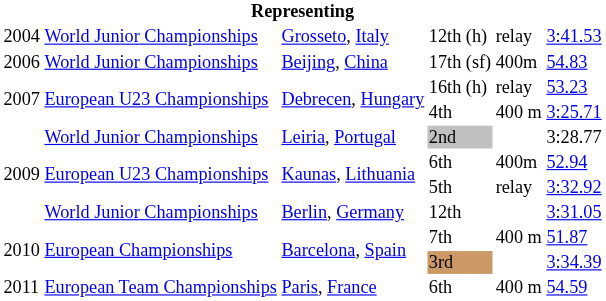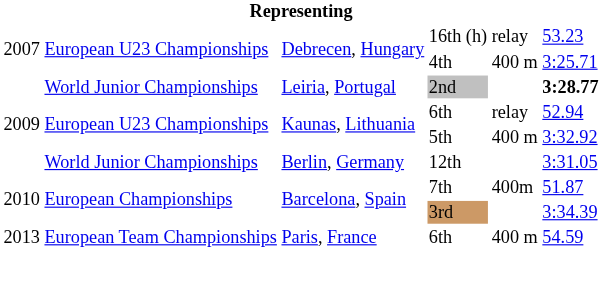- row: (335, 36)
- row: (335, 61)
(574, 137) normal -> (570, 86) bold
(516, 162) 400m -> (510, 111) relay
(514, 187) relay -> (515, 137) 400 m
(519, 237) 400 m -> (512, 187) 400m
(21, 287) 2011 -> (22, 237) 2013
